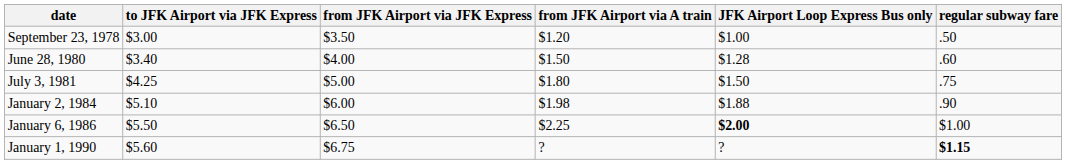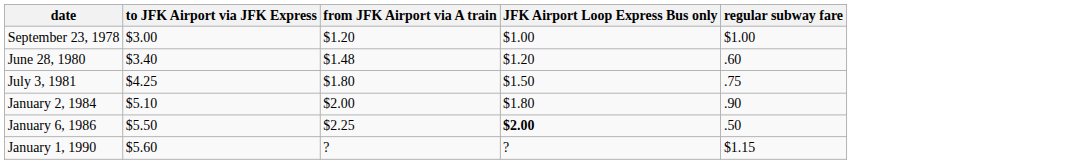- column: (428, 15)
(948, 37) .50 -> (740, 37) $1.00
(554, 59) $1.50 -> (339, 59) $1.48
(734, 59) $1.28 -> (519, 59) $1.20
(554, 103) $1.98 -> (339, 103) $2.00
(734, 103) $1.88 -> (519, 103) $1.80
(955, 125) $1.00 -> (733, 125) .50
(955, 147) bold -> (740, 147) normal
